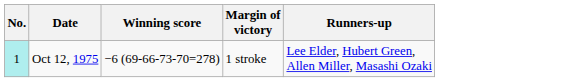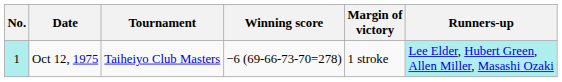+ column: (162, 22)
(359, 58) no background -> (481, 58) paleturquoise background
